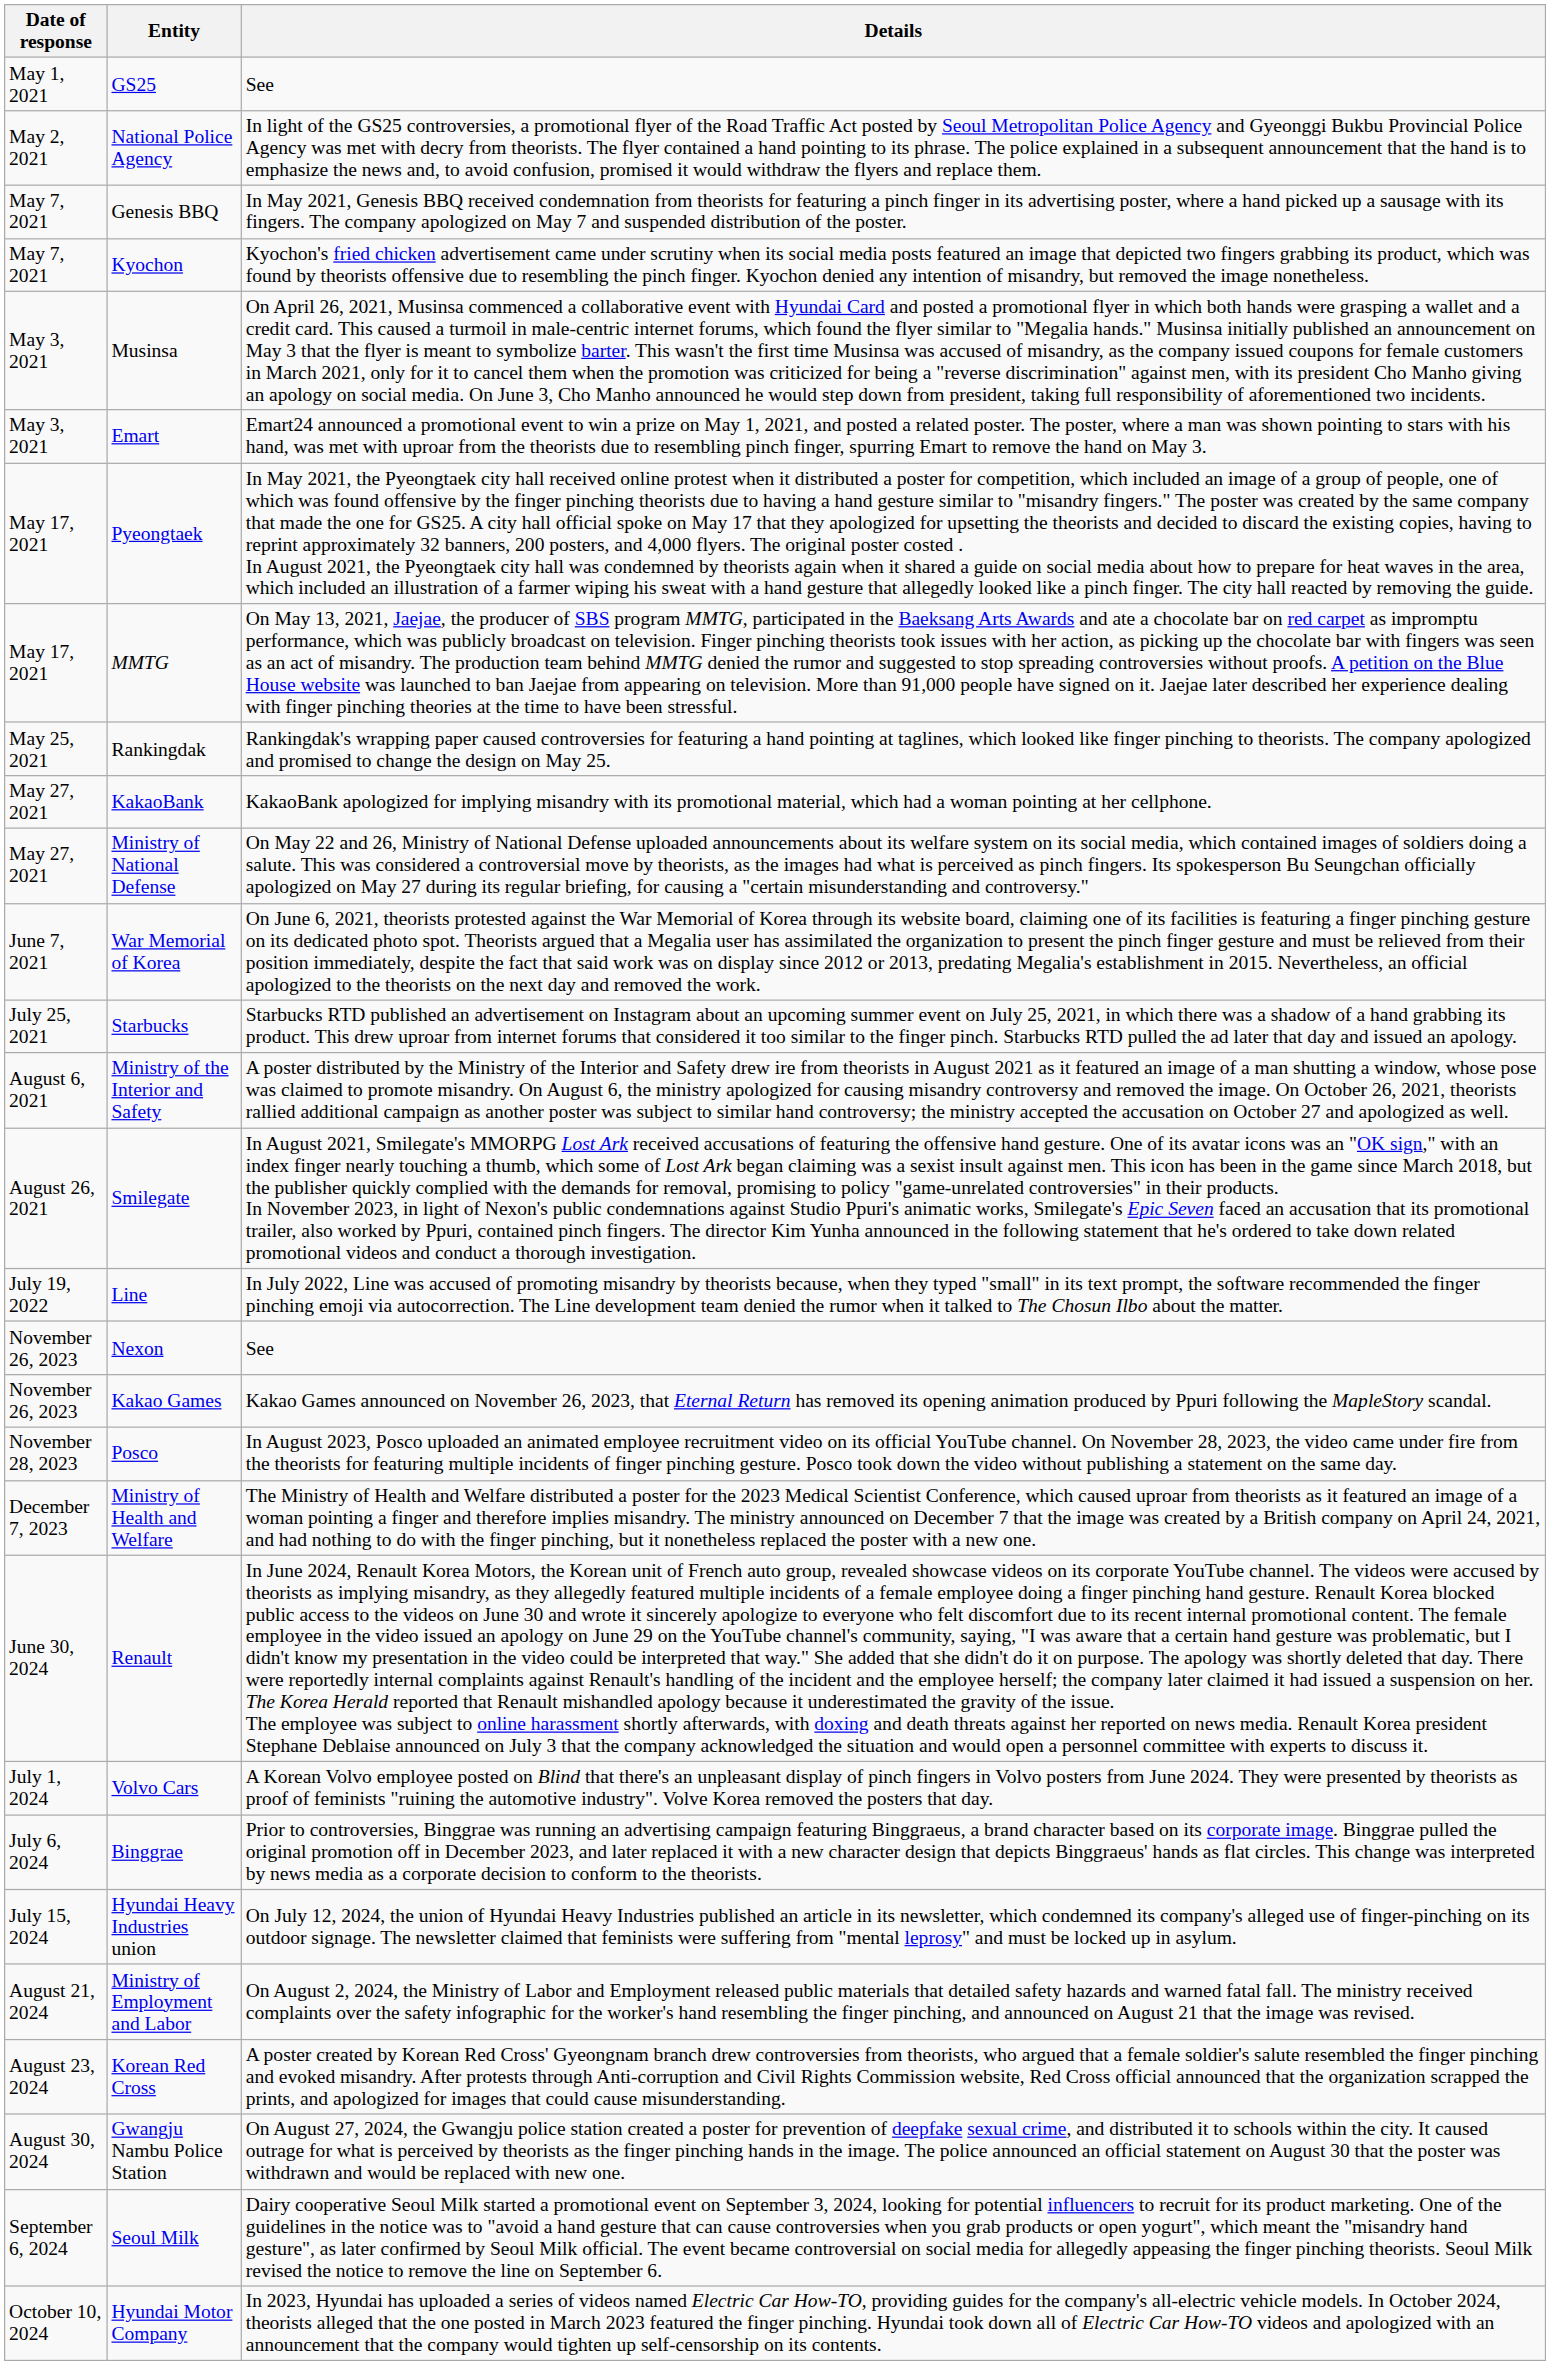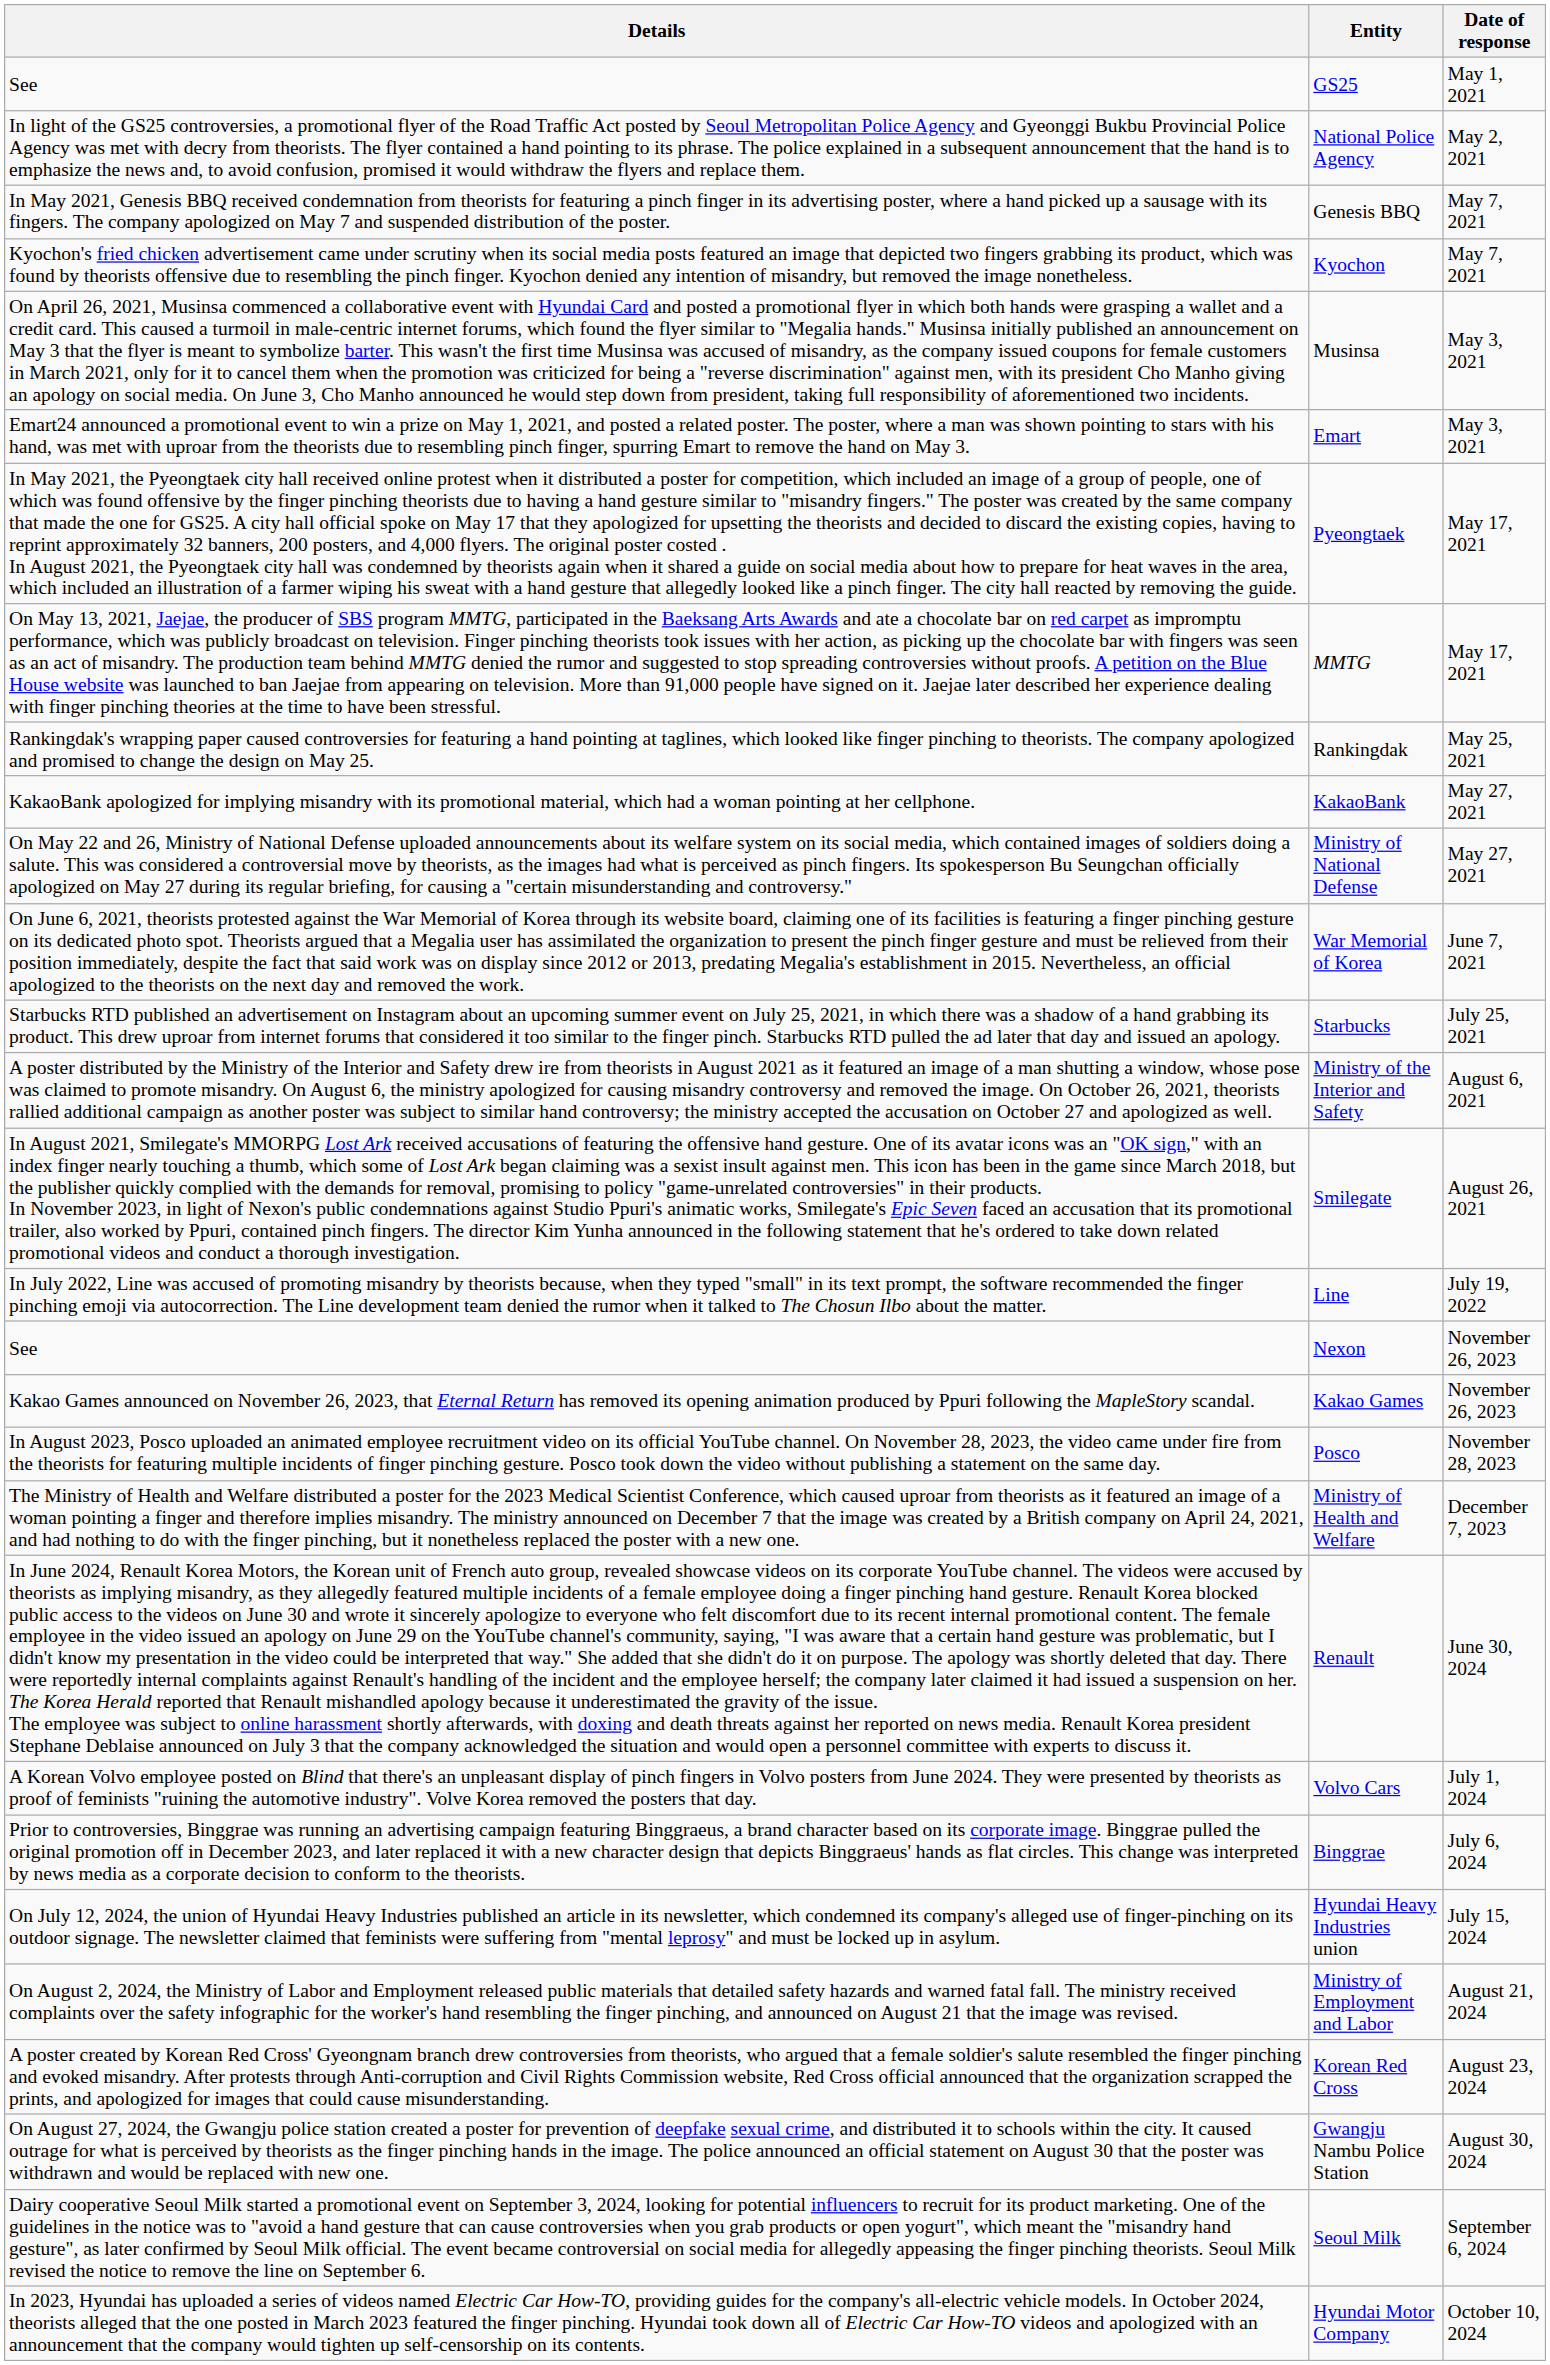columns swapped: (56, 30) <-> (893, 30)
